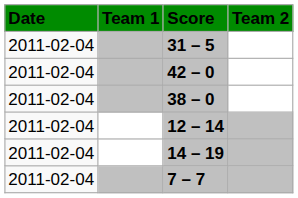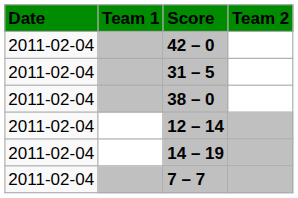rows swapped: (191, 72) <-> (191, 45)
